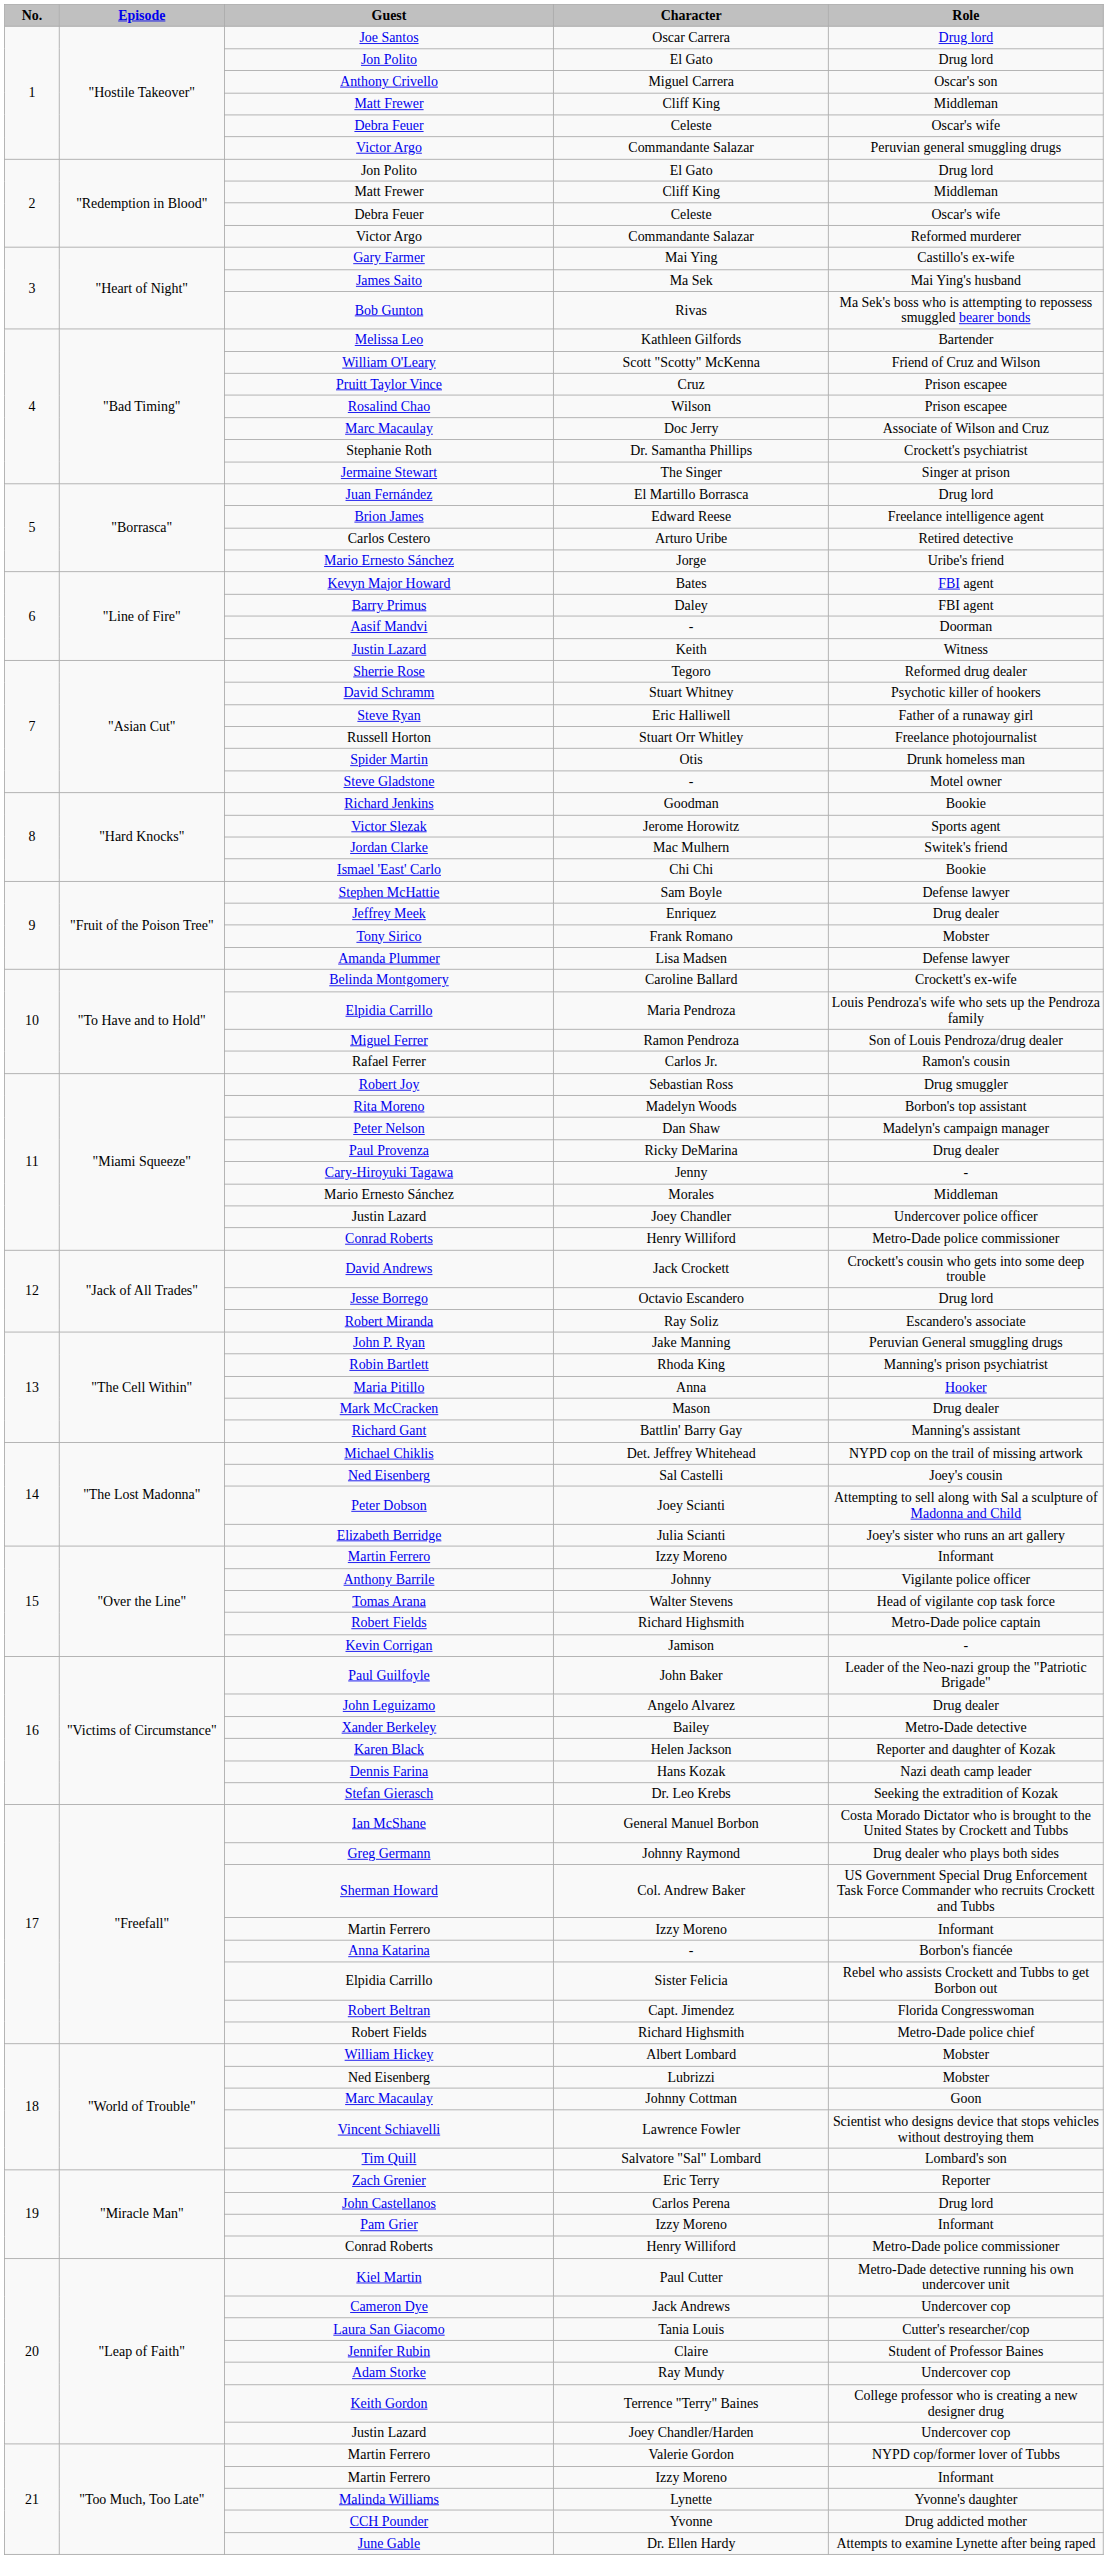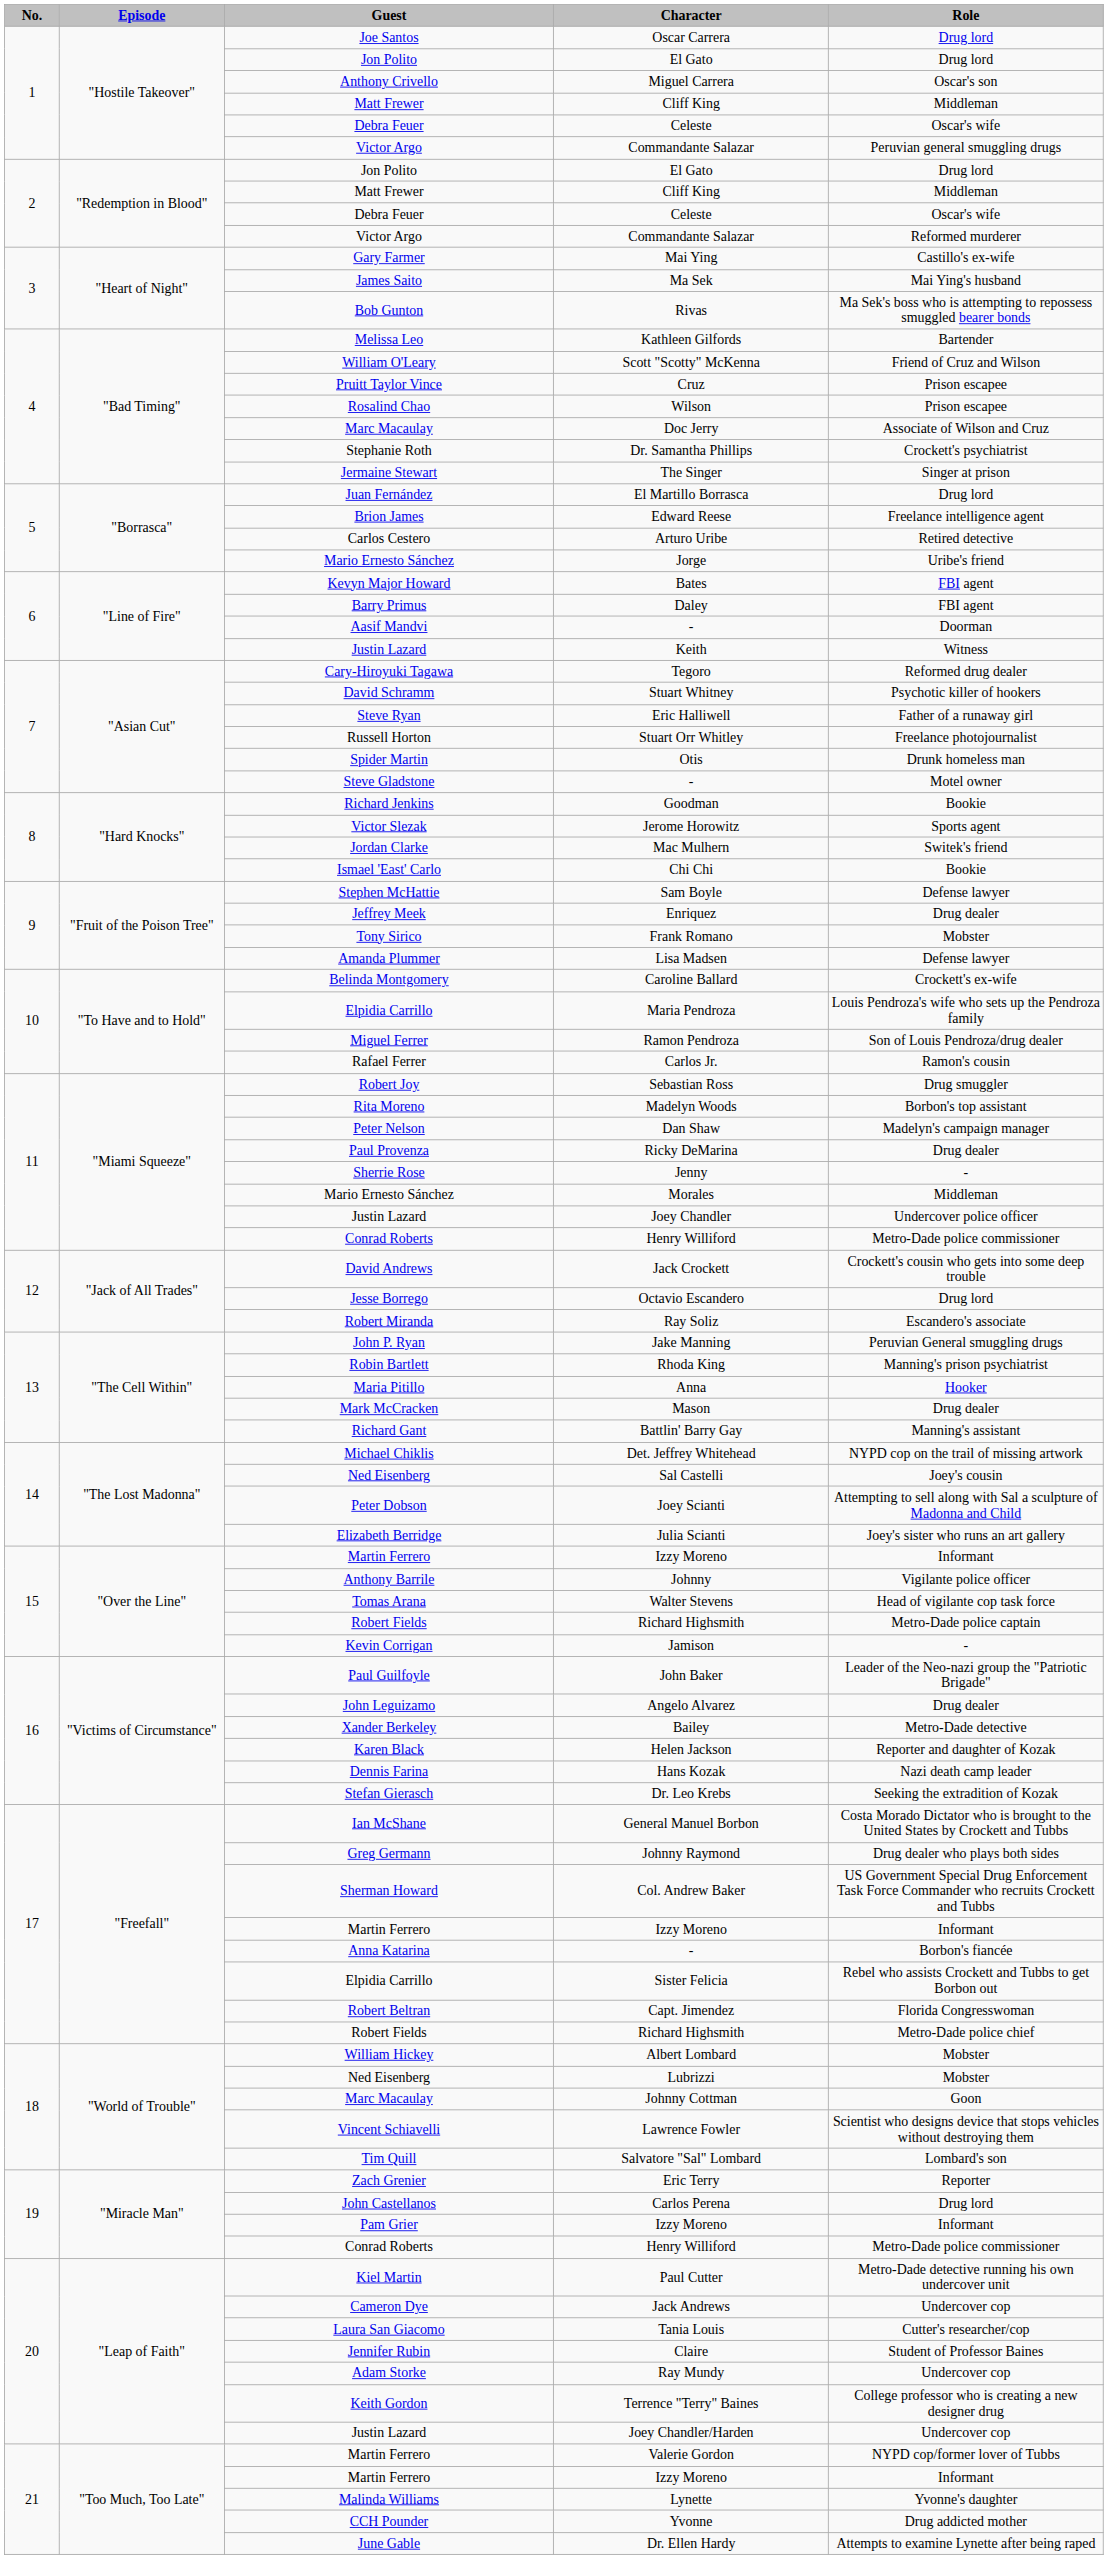(389, 671) Sherrie Rose -> (389, 671) Cary-Hiroyuki Tagawa
(389, 1172) Cary-Hiroyuki Tagawa -> (389, 1172) Sherrie Rose
